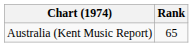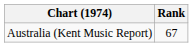(171, 32) 65 -> (171, 32) 67
